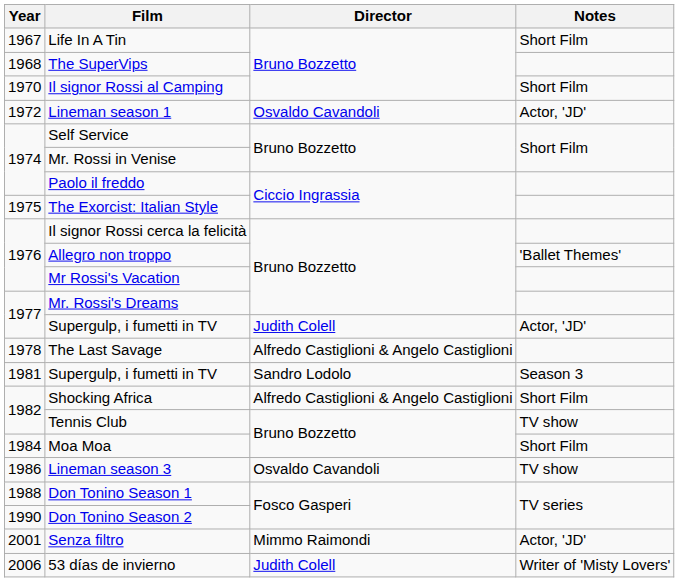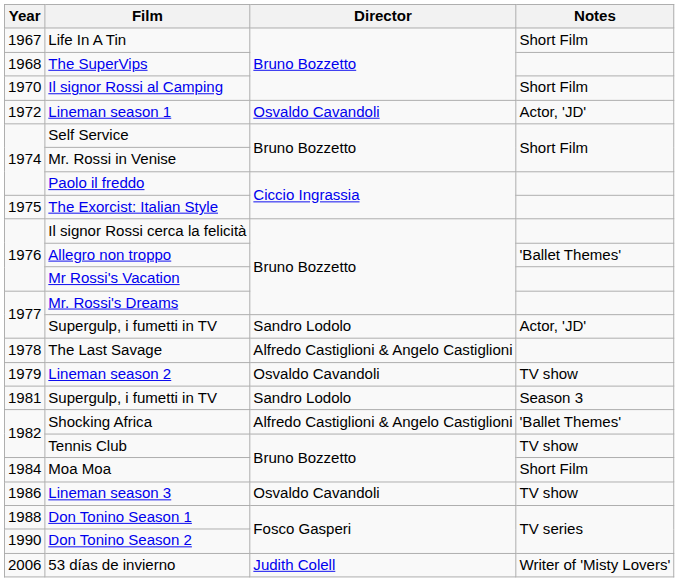(294, 326) Judith Colell -> (302, 326) Sandro Lodolo
+ row: (25, 374)
(554, 398) Short Film -> (570, 421) 'Ballet Themes'
- row: (25, 541)
